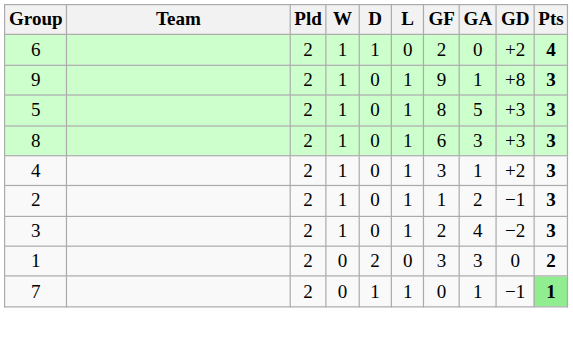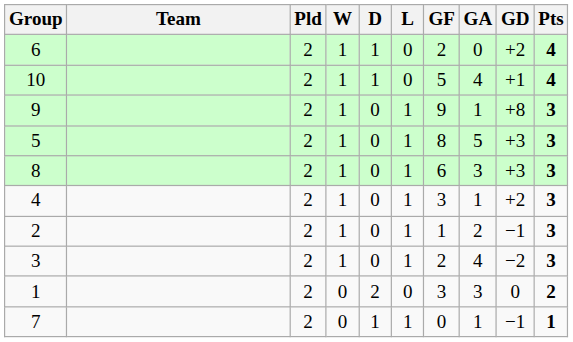+ row: (36, 79)
(551, 291) lightgreen background -> (551, 321) no background
